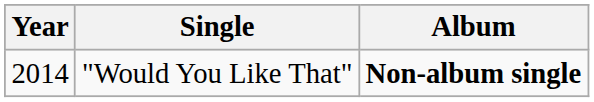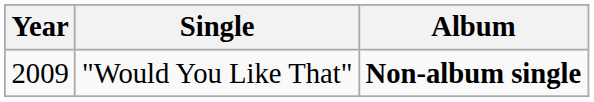(40, 72) 2014 -> (40, 72) 2009
